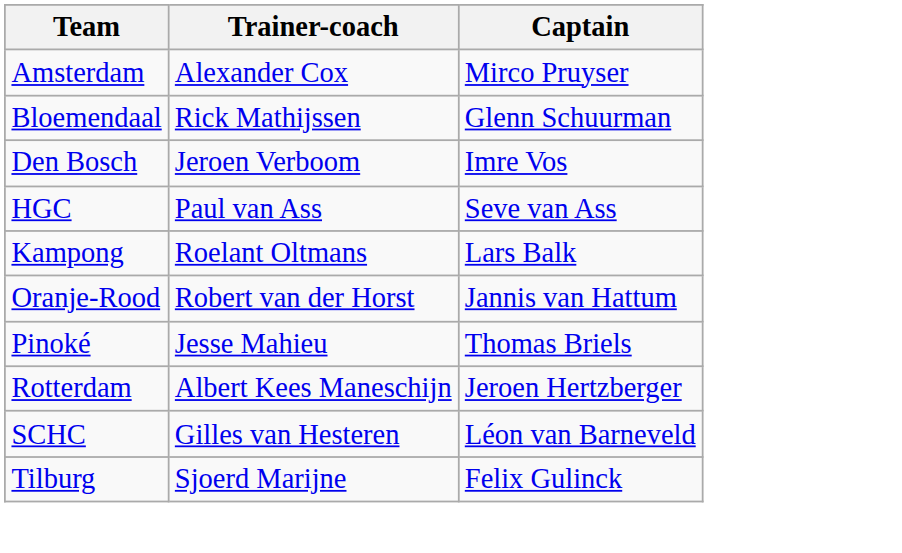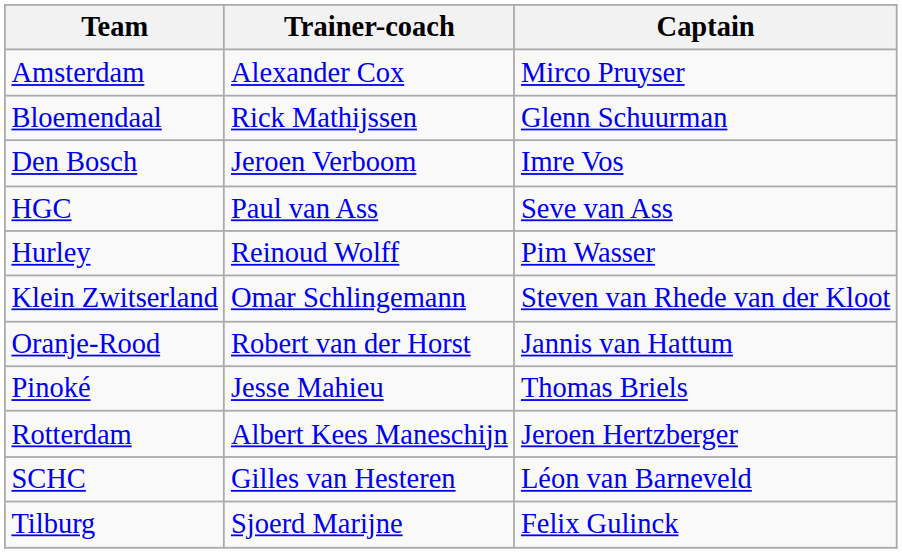+ row: (51, 252)
- row: (68, 252)
+ row: (115, 298)
